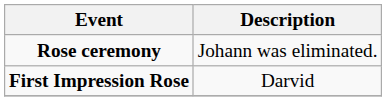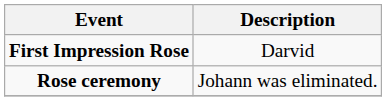rows swapped: (99, 80) <-> (99, 50)
